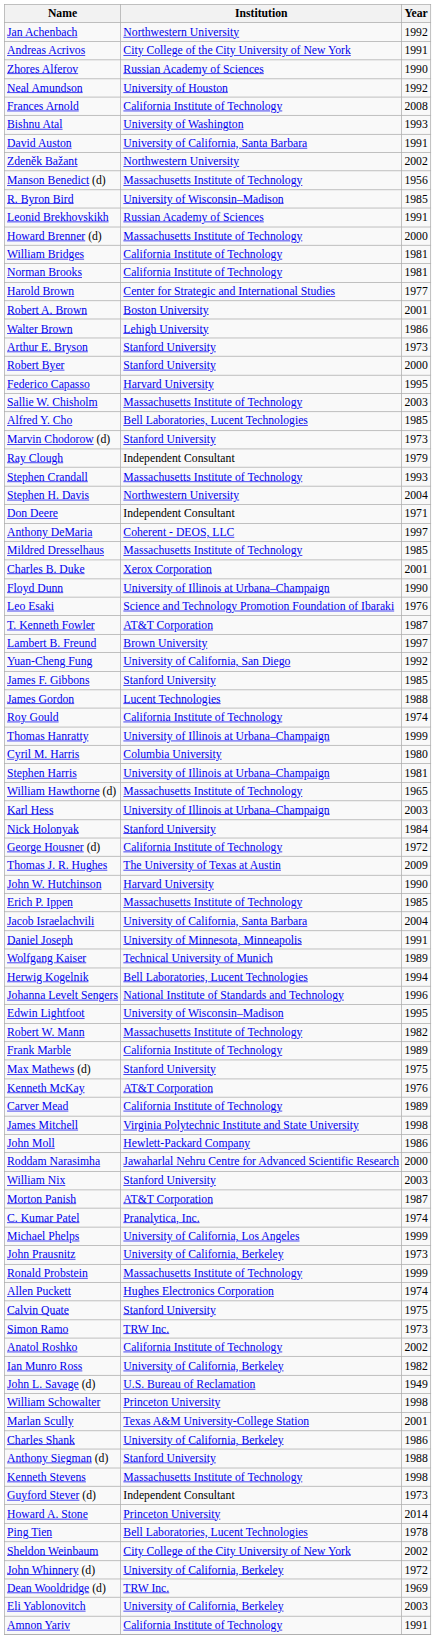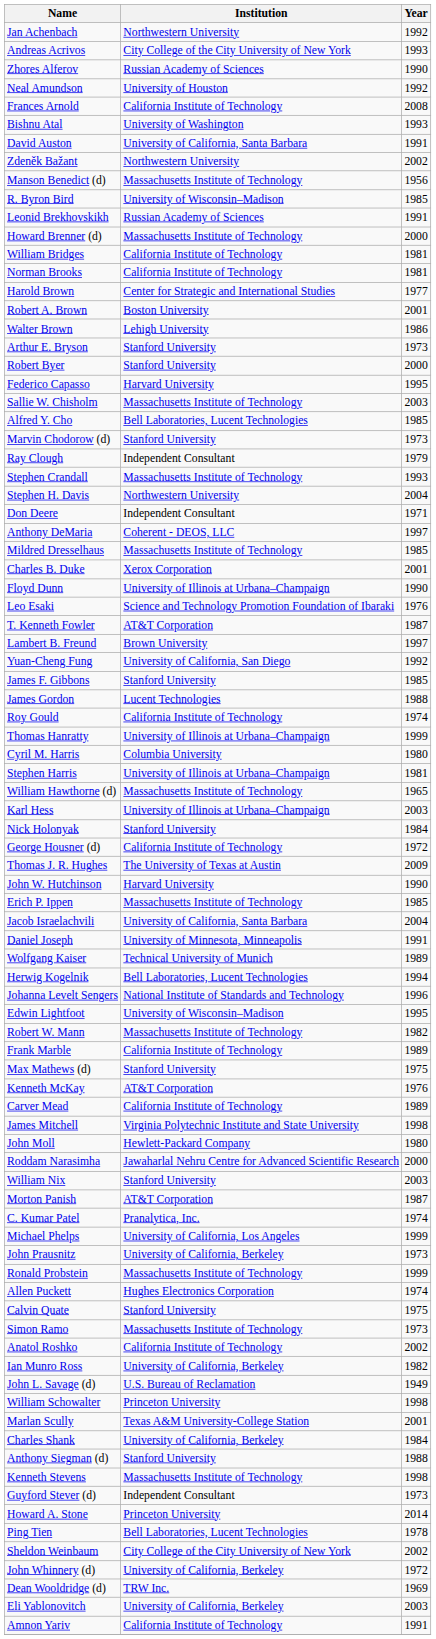(416, 50) 1991 -> (416, 50) 1993
(416, 1143) 1986 -> (416, 1143) 1980
(146, 1328) TRW Inc. -> (213, 1328) Massachusetts Institute of Technology
(416, 1440) 1986 -> (416, 1440) 1984
